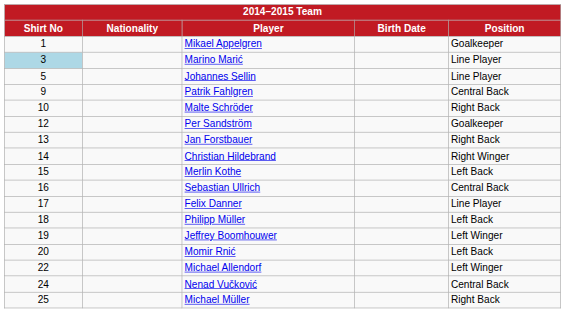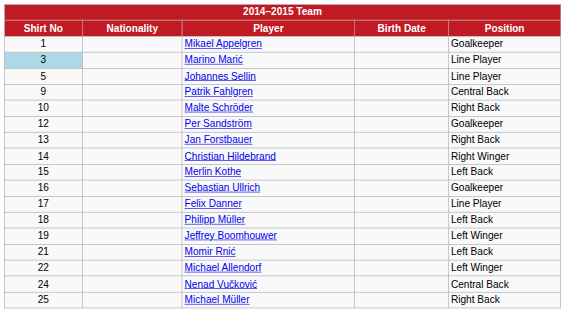(480, 188) Central Back -> (477, 188) Goalkeeper
(43, 252) 20 -> (43, 252) 21
